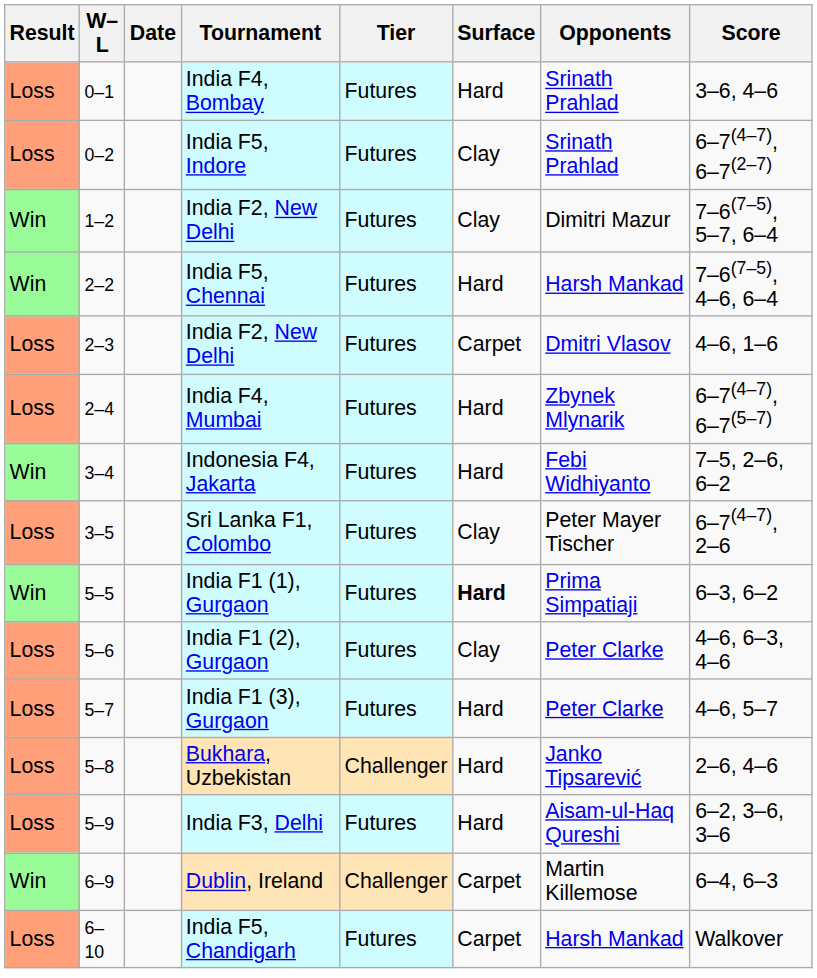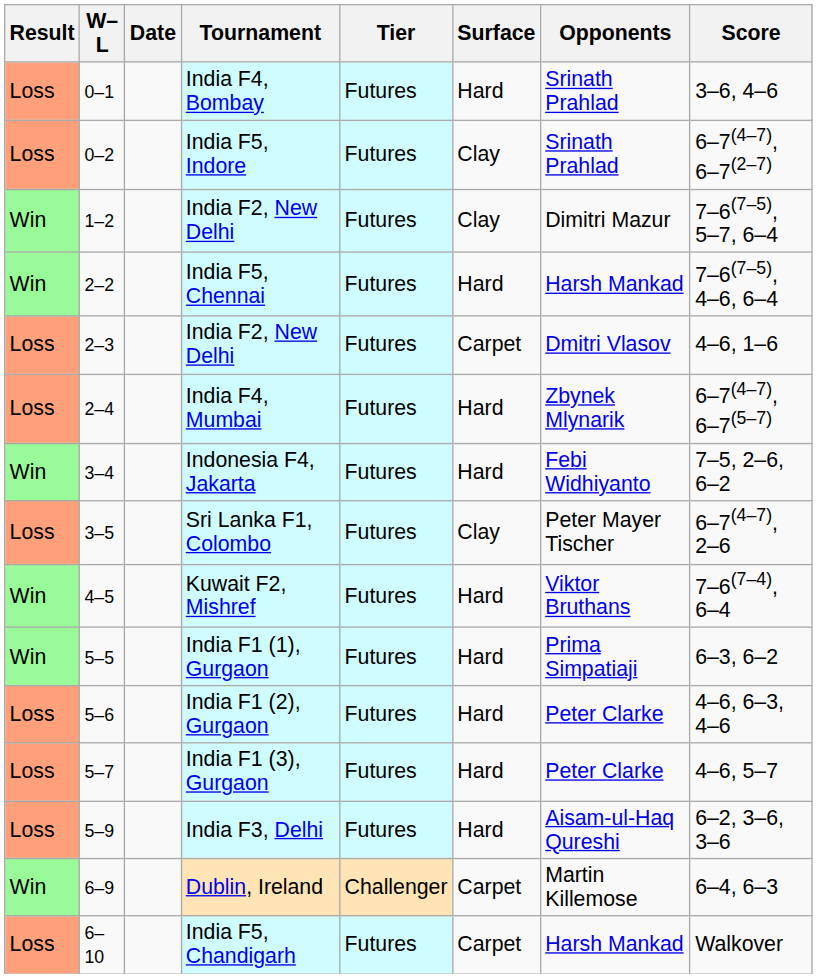+ row: (99, 597)
(482, 592) bold -> (480, 656) normal
(479, 650) Clay -> (480, 713) Hard
- row: (99, 767)
